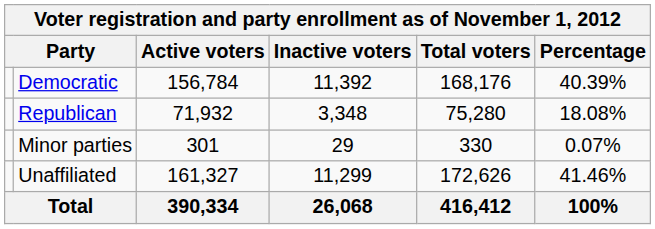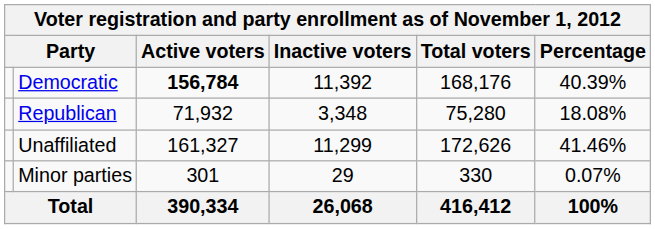(203, 82) normal -> (203, 82) bold
rows swapped: (67, 176) <-> (75, 144)
